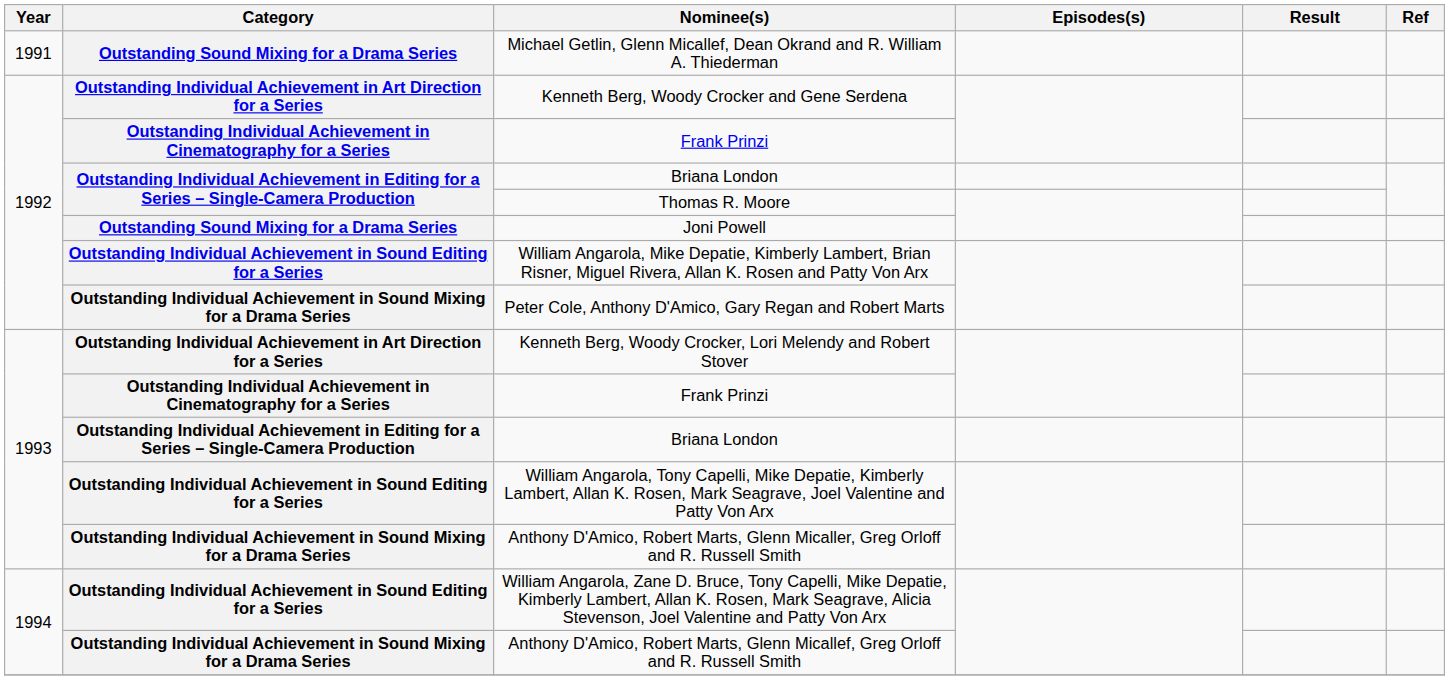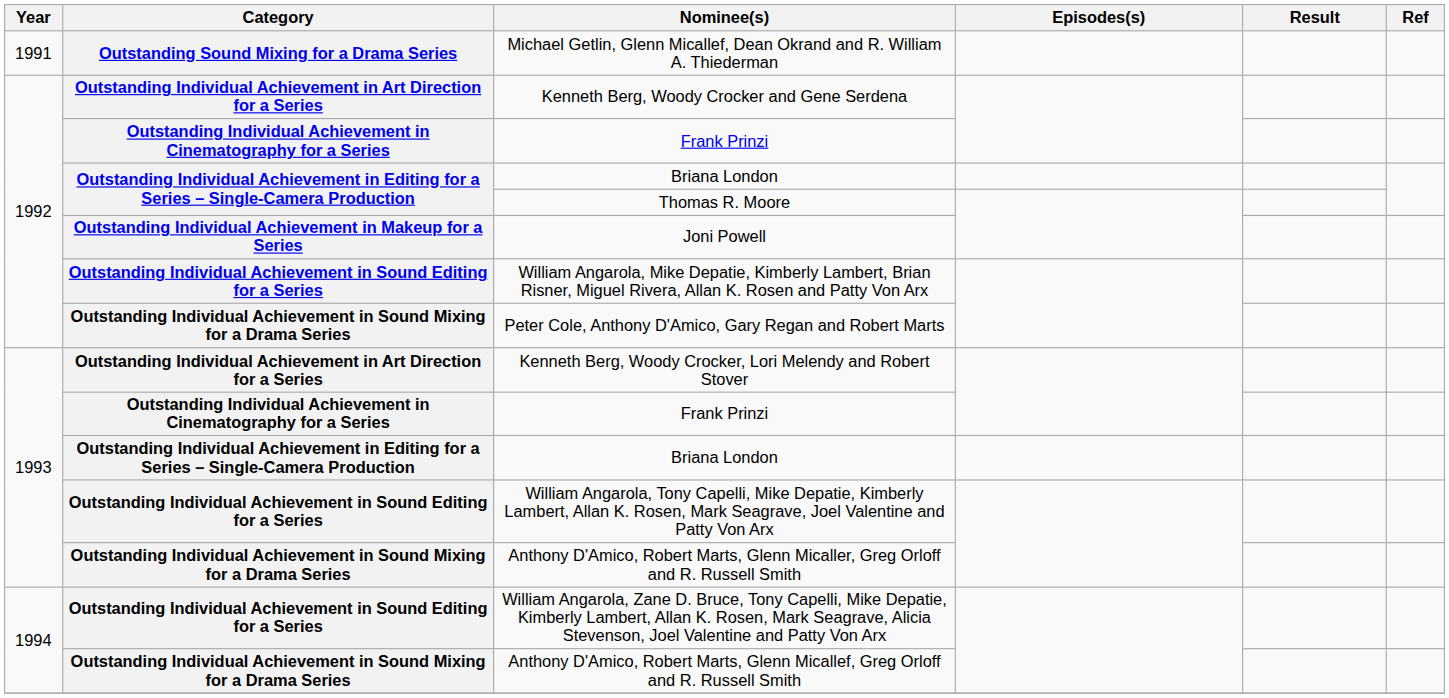(278, 228) Outstanding Sound Mixing for a Drama Series -> (278, 237) Outstanding Individual Achievement in Makeup for a Series
